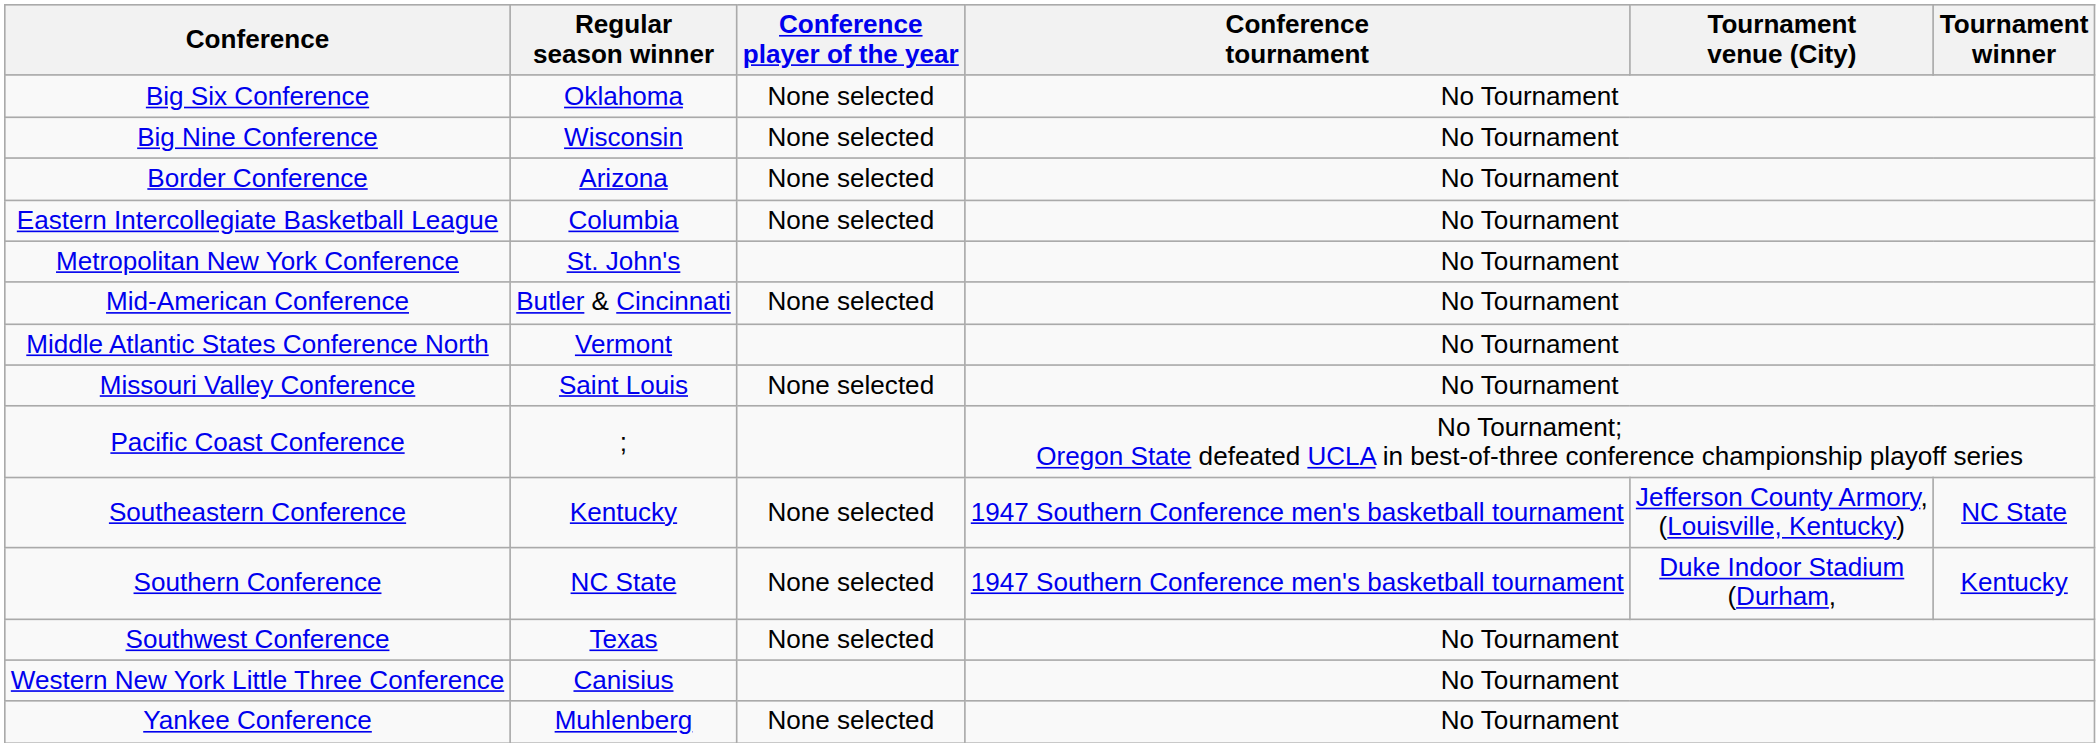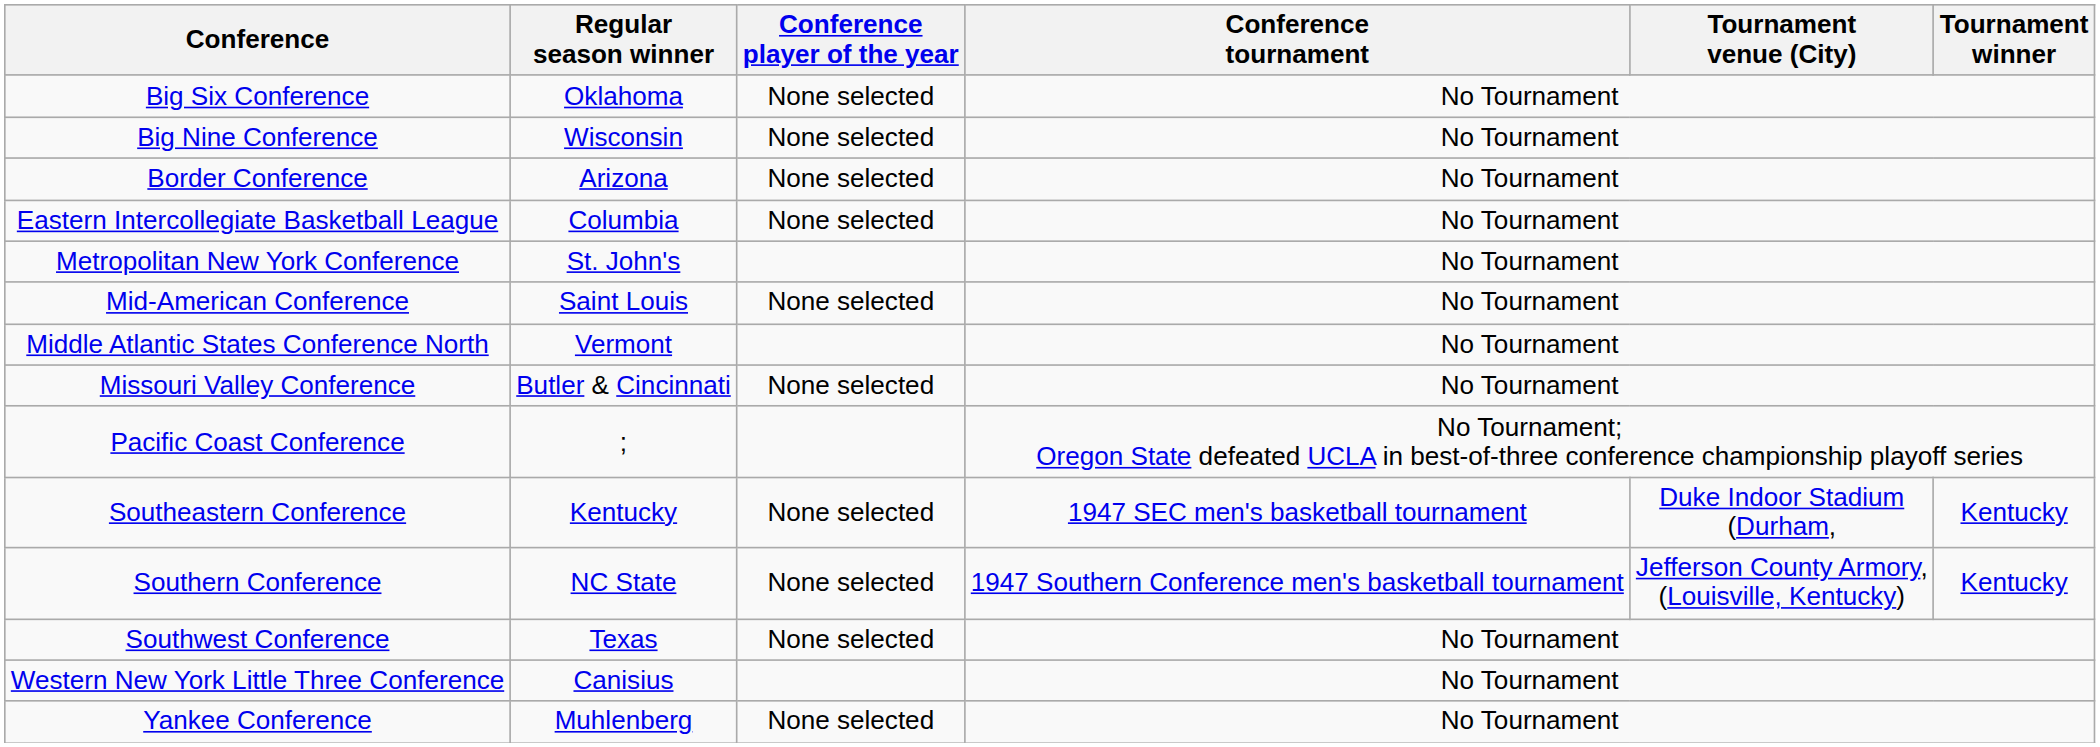(624, 302) Butler & Cincinnati -> (623, 302) Saint Louis
(623, 385) Saint Louis -> (624, 385) Butler & Cincinnati
(1297, 512) 1947 Southern Conference men's basketball tournament -> (1297, 512) 1947 SEC men's basketball tournament
(1782, 512) Jefferson County Armory, (Louisville, Kentucky) -> (1782, 512) Duke Indoor Stadium (Durham,
(2014, 512) NC State -> (2014, 512) Kentucky
(1782, 582) Duke Indoor Stadium (Durham, -> (1782, 582) Jefferson County Armory, (Louisville, Kentucky)
